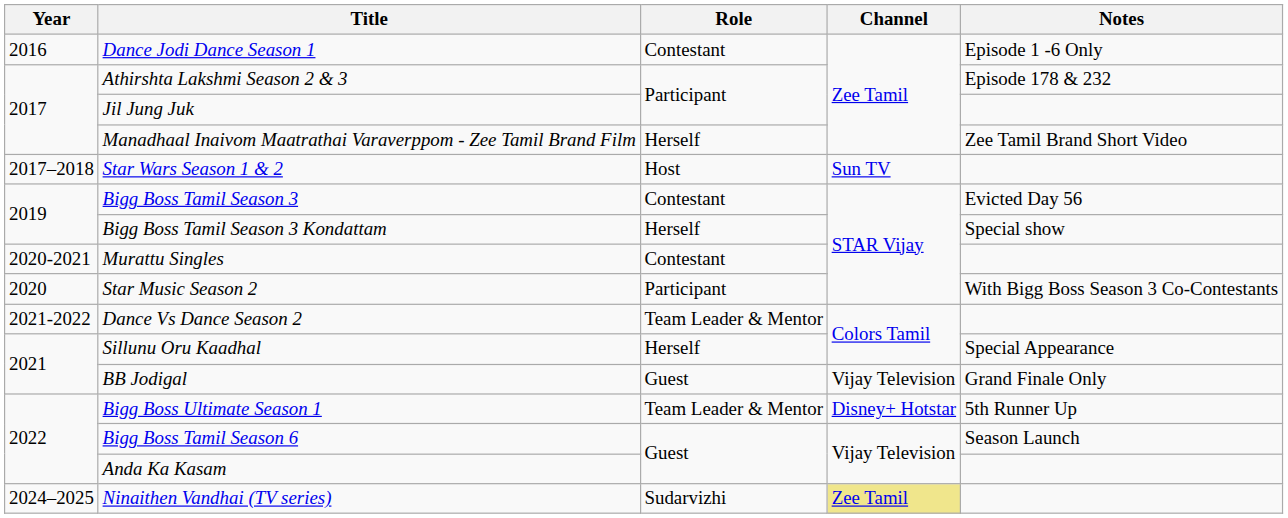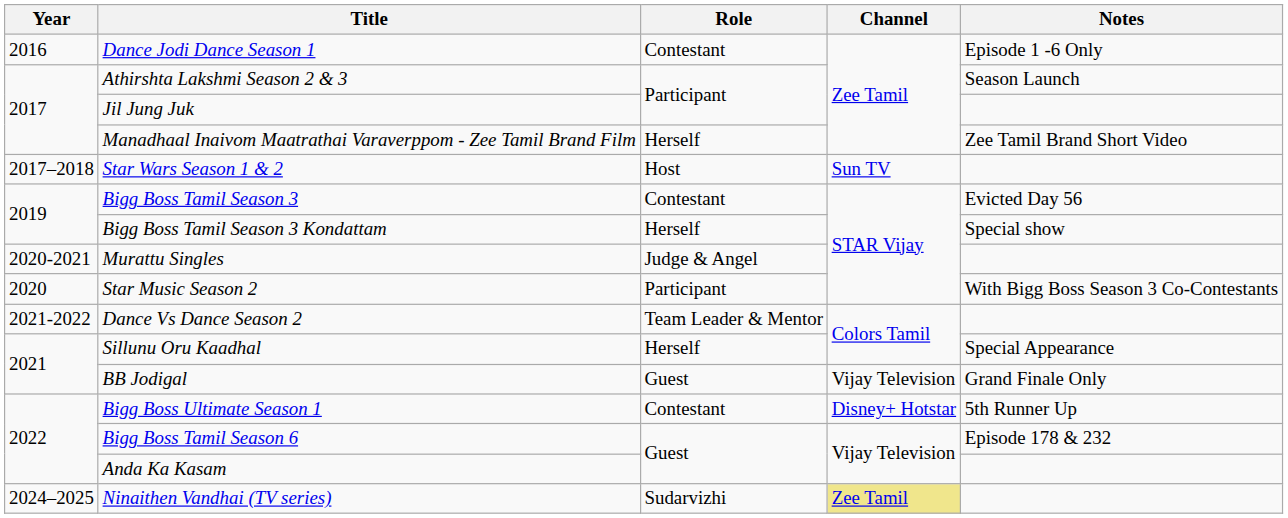(1038, 79) Episode 178 & 232 -> (1022, 79) Season Launch
(685, 259) Contestant -> (701, 259) Judge & Angel
(734, 408) Team Leader & Mentor -> (685, 408) Contestant
(1022, 438) Season Launch -> (1038, 438) Episode 178 & 232
